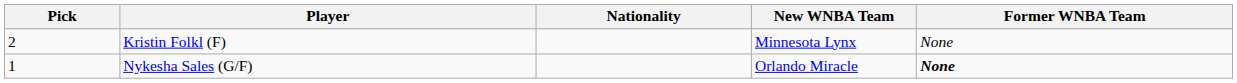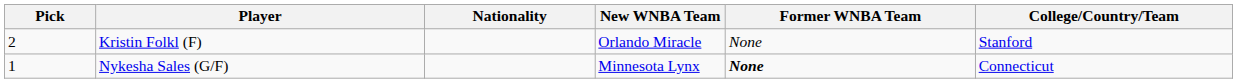+ column: (1104, 16)
(806, 41) Minnesota Lynx -> (650, 41) Orlando Miracle
(806, 66) Orlando Miracle -> (649, 66) Minnesota Lynx
